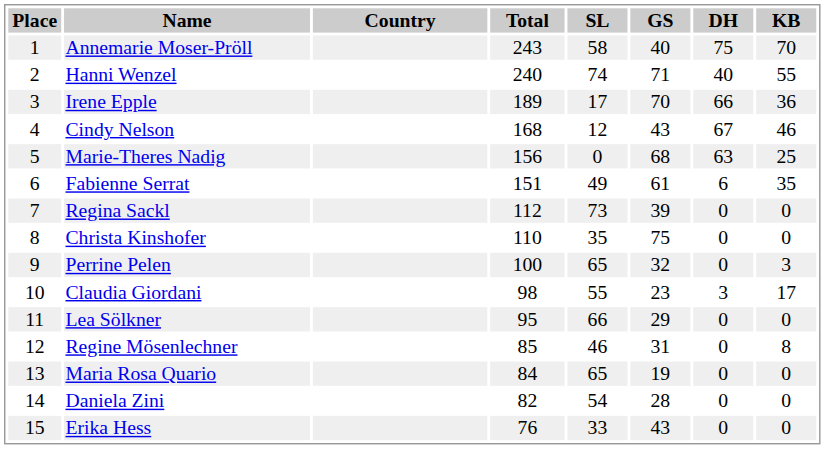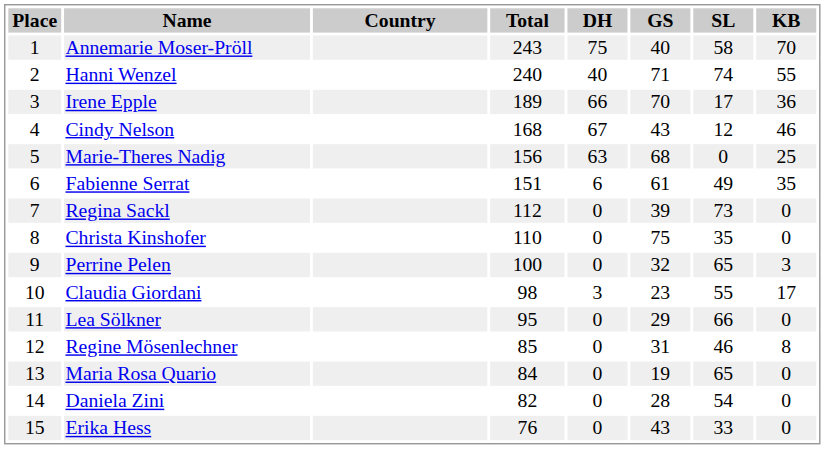columns swapped: (723, 20) <-> (597, 20)
